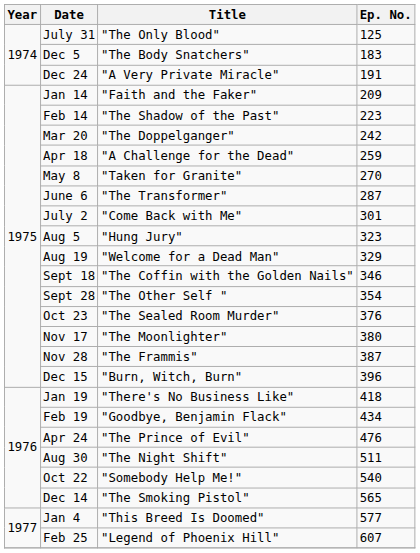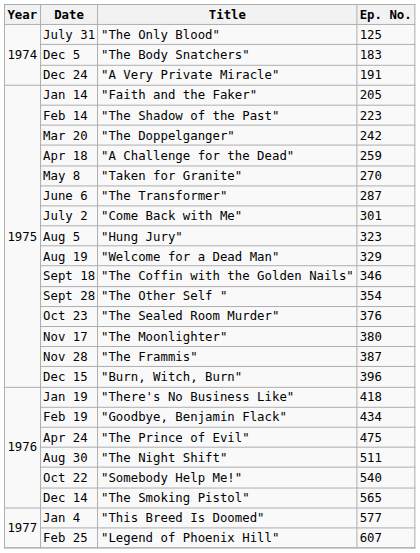(371, 95) 209 -> (371, 95) 205
(371, 437) 476 -> (371, 437) 475
